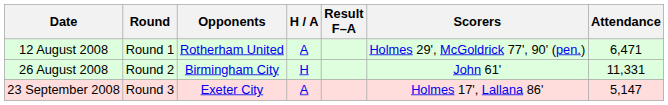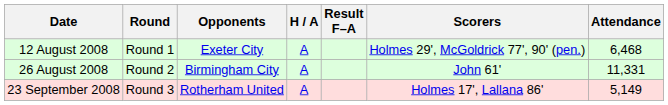(232, 49) Rotherham United -> (232, 49) Exeter City
(626, 49) 6,471 -> (626, 49) 6,468
(304, 69) H -> (304, 69) A
(232, 89) Exeter City -> (232, 89) Rotherham United
(626, 89) 5,147 -> (626, 89) 5,149
